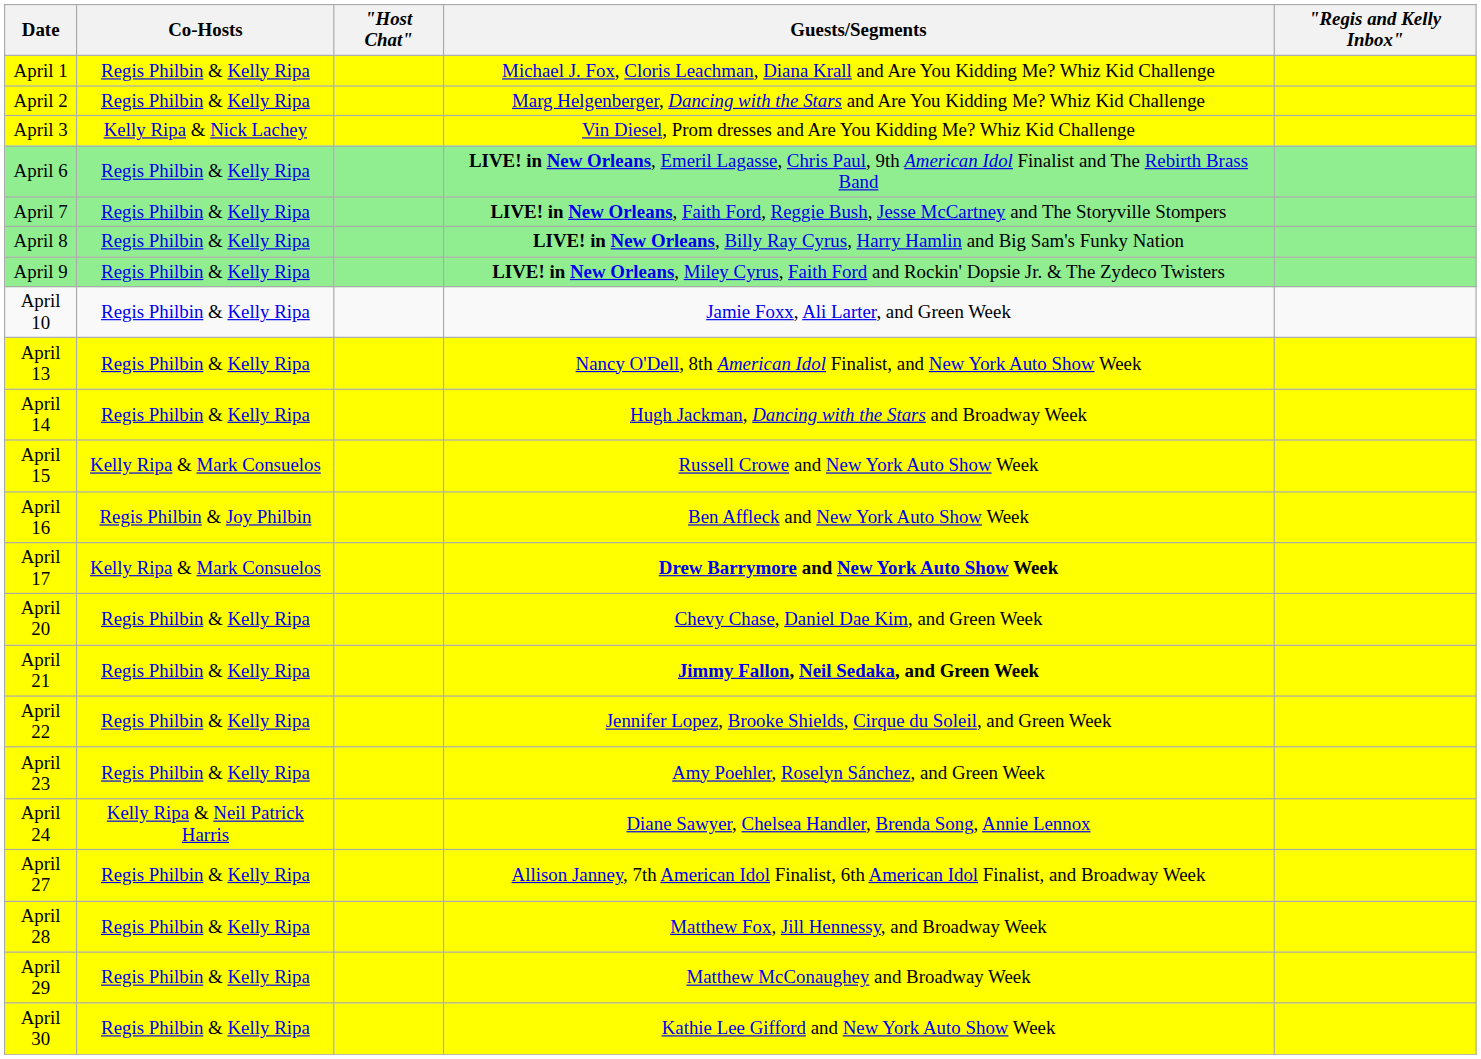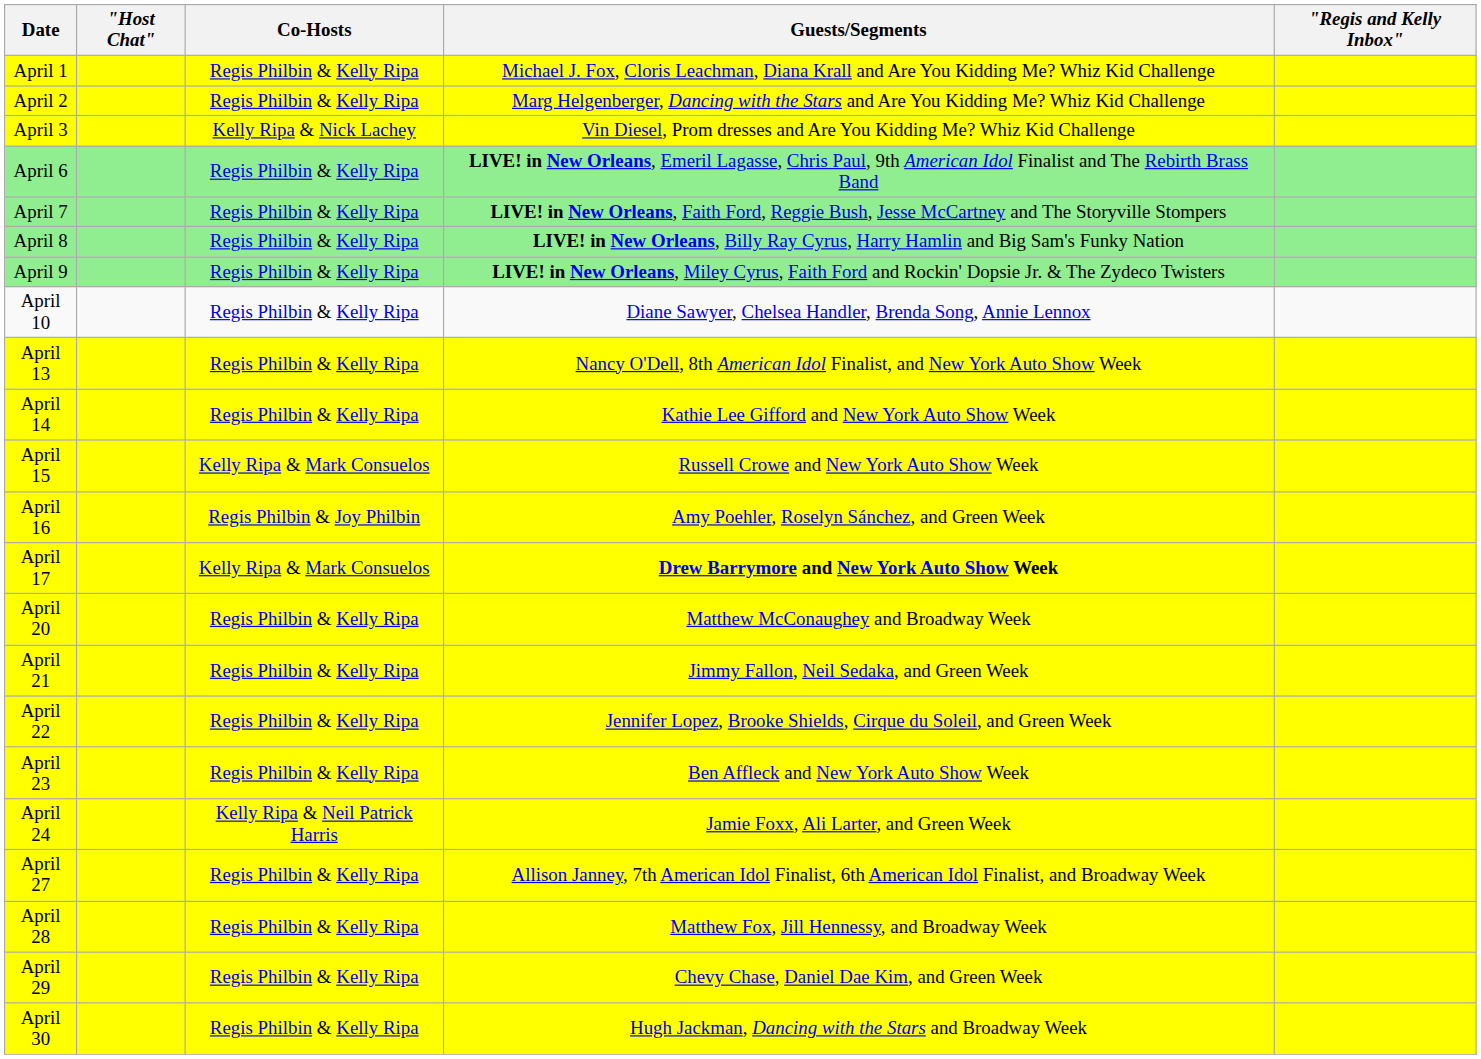columns swapped: (205, 30) <-> (389, 30)
(859, 312) Jamie Foxx, Ali Larter, and Green Week -> (859, 312) Diane Sawyer, Chelsea Handler, Brenda Song, Annie Lennox
(858, 414) Hugh Jackman, Dancing with the Stars and Broadway Week -> (858, 414) Kathie Lee Gifford and New York Auto Show Week
(859, 516) Ben Affleck and New York Auto Show Week -> (859, 516) Amy Poehler, Roselyn Sánchez, and Green Week
(859, 619) Chevy Chase, Daniel Dae Kim, and Green Week -> (858, 619) Matthew McConaughey and Broadway Week
(858, 670) bold -> (859, 670) normal
(859, 772) Amy Poehler, Roselyn Sánchez, and Green Week -> (859, 772) Ben Affleck and New York Auto Show Week
(859, 823) Diane Sawyer, Chelsea Handler, Brenda Song, Annie Lennox -> (859, 823) Jamie Foxx, Ali Larter, and Green Week
(858, 977) Matthew McConaughey and Broadway Week -> (859, 977) Chevy Chase, Daniel Dae Kim, and Green Week
(858, 1028) Kathie Lee Gifford and New York Auto Show Week -> (858, 1028) Hugh Jackman, Dancing with the Stars and Broadway Week
